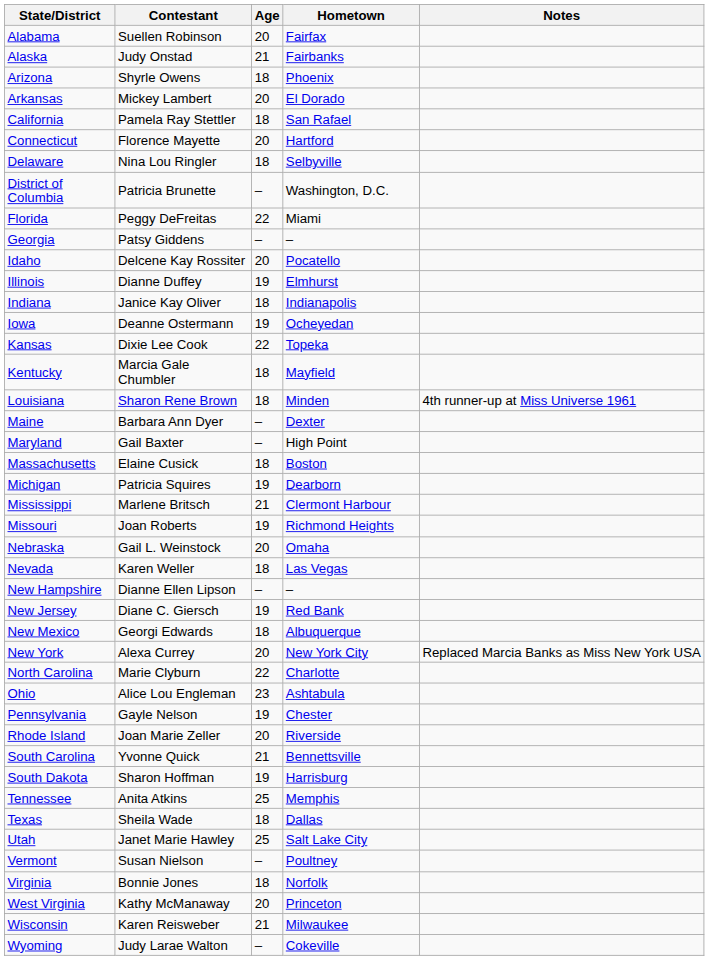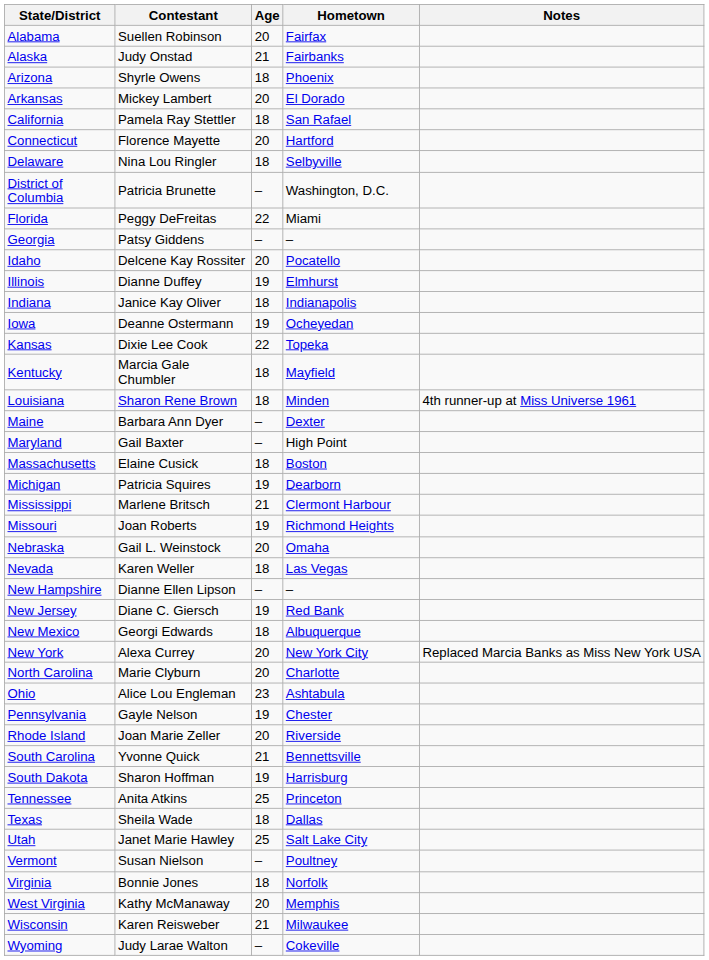(262, 673) 22 -> (262, 673) 20
(313, 798) Memphis -> (314, 798) Princeton
(314, 903) Princeton -> (313, 903) Memphis
